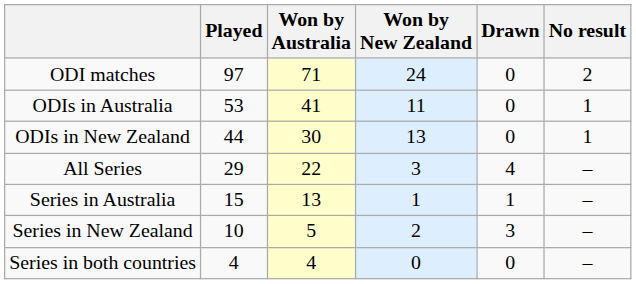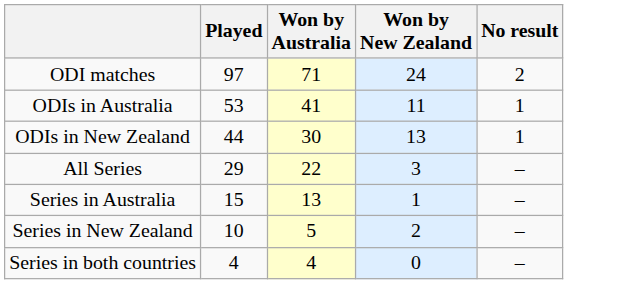- column: (510, 31)
